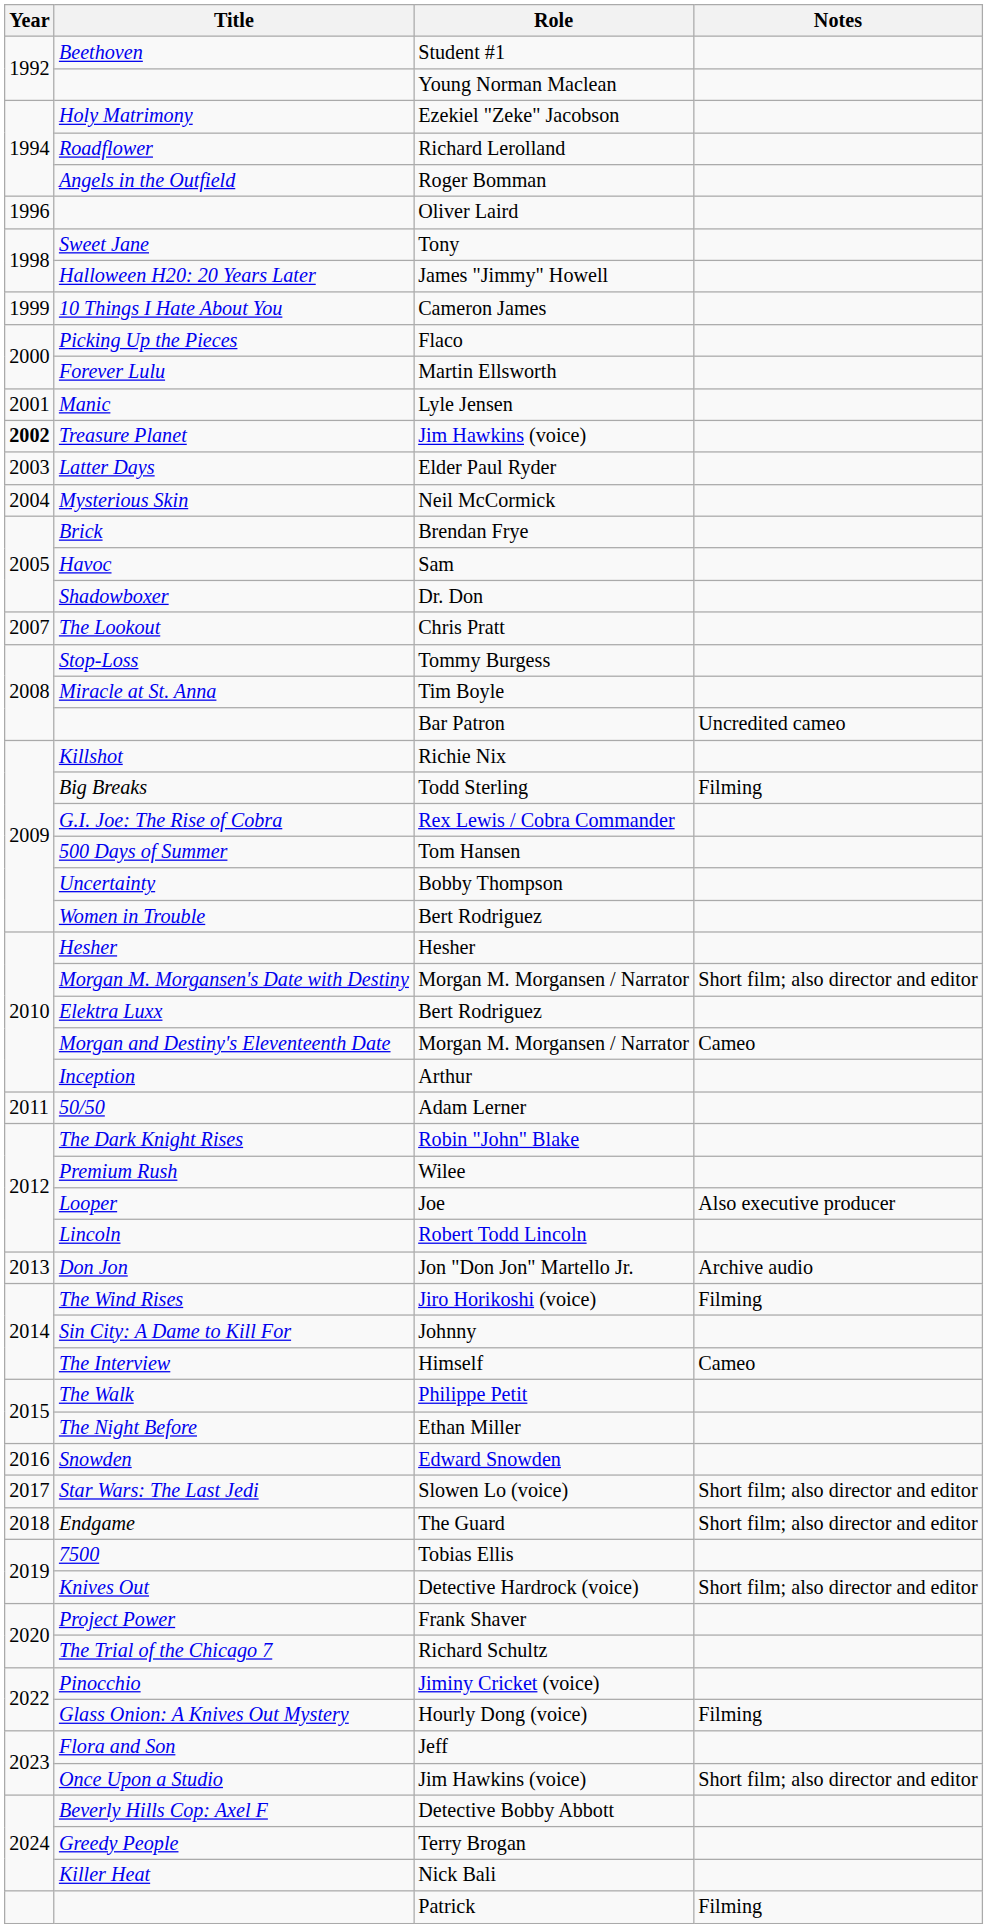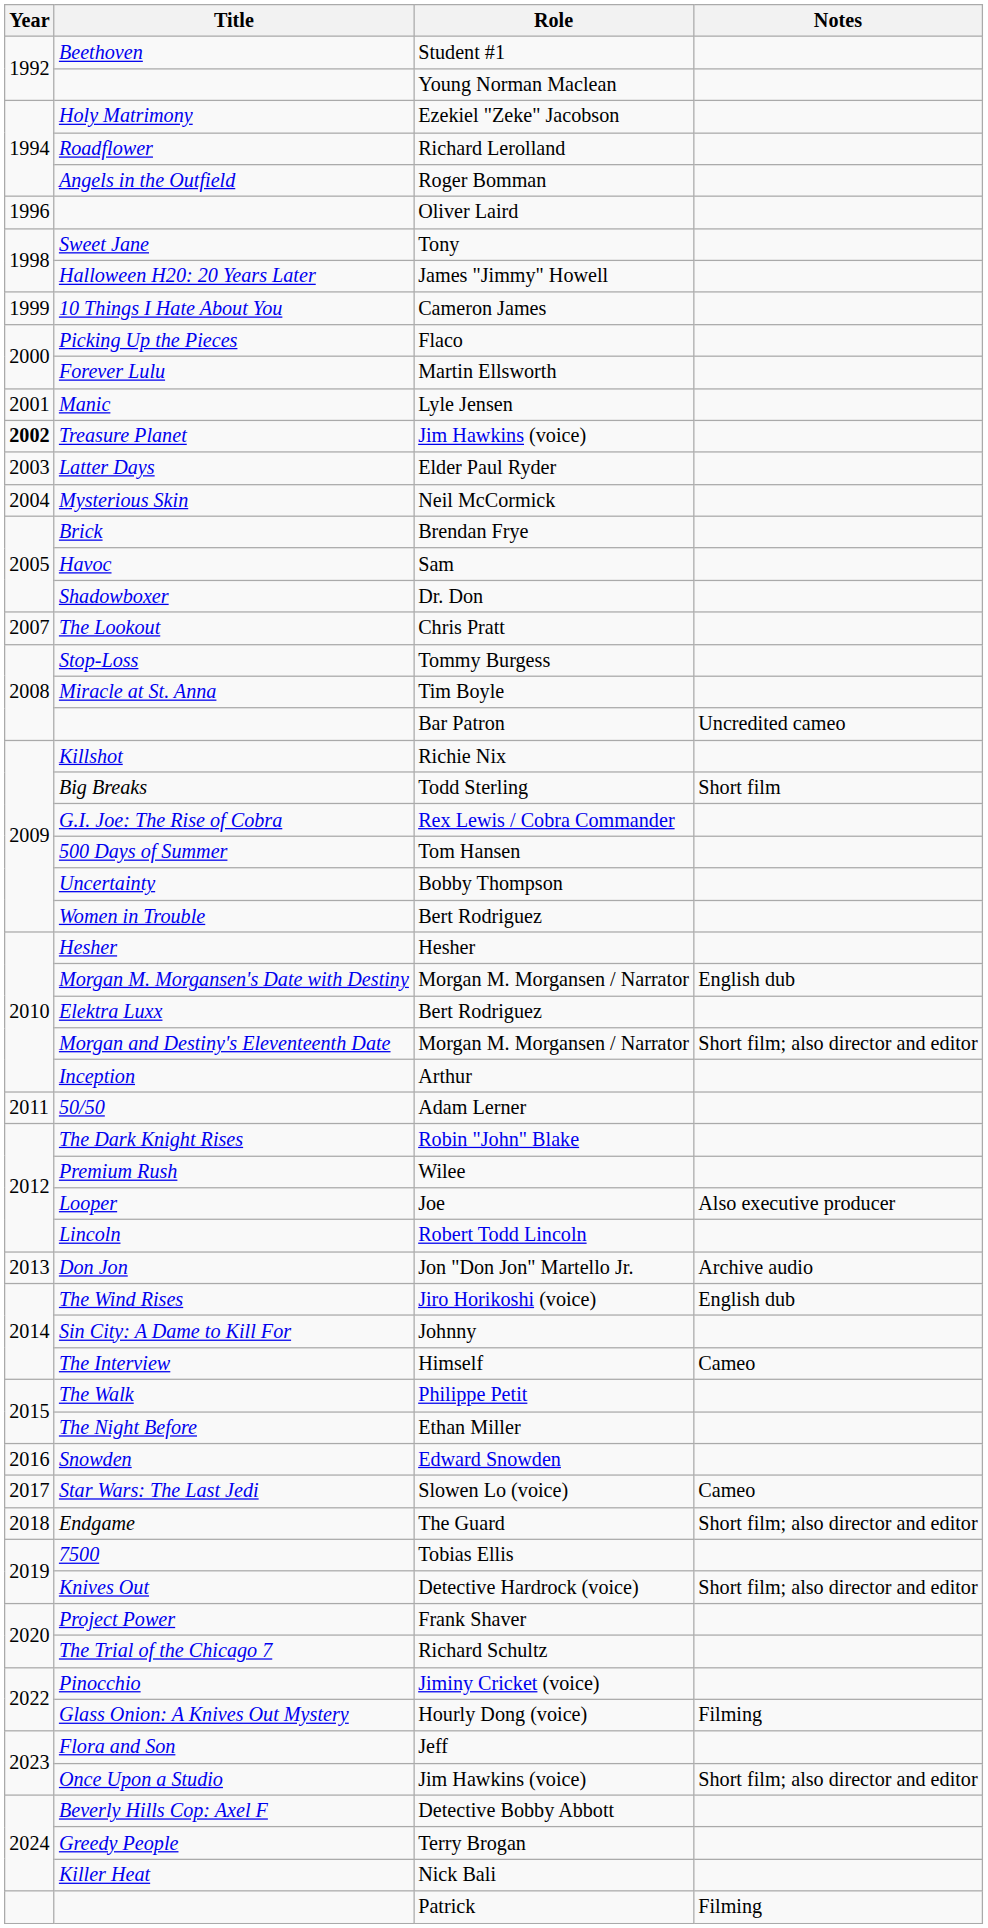(730, 787) Filming -> (739, 787) Short film
(838, 979) Short film; also director and editor -> (747, 979) English dub
(727, 1043) Cameo -> (838, 1043) Short film; also director and editor
(730, 1299) Filming -> (747, 1299) English dub
(838, 1491) Short film; also director and editor -> (727, 1491) Cameo
